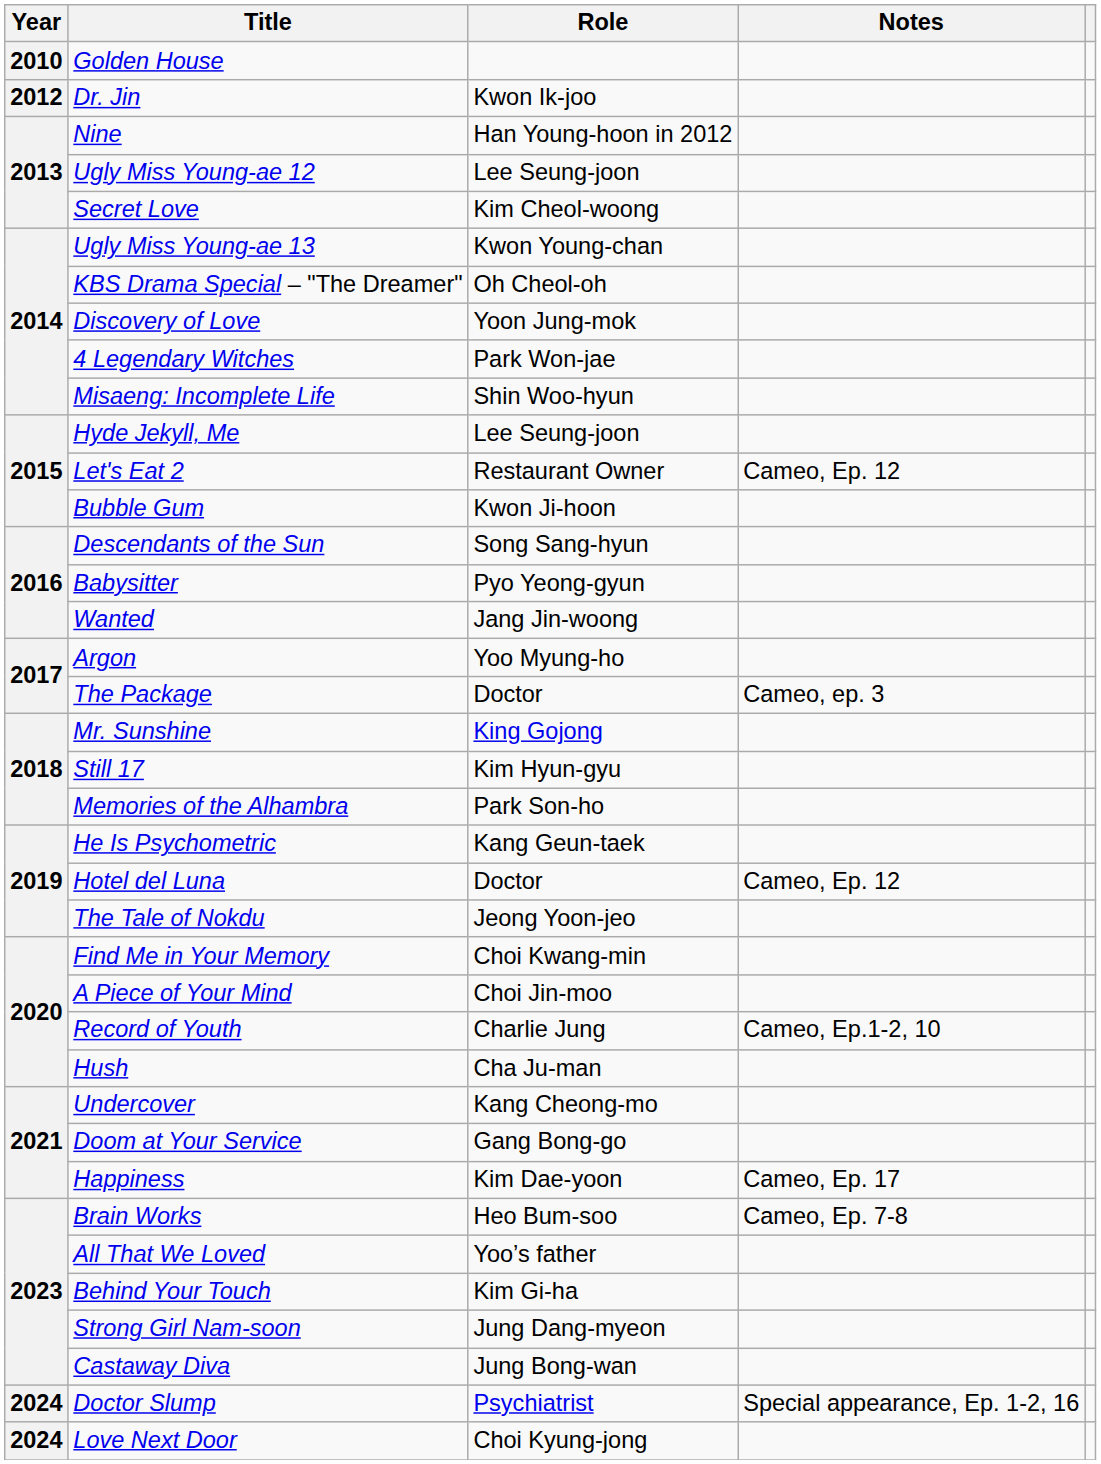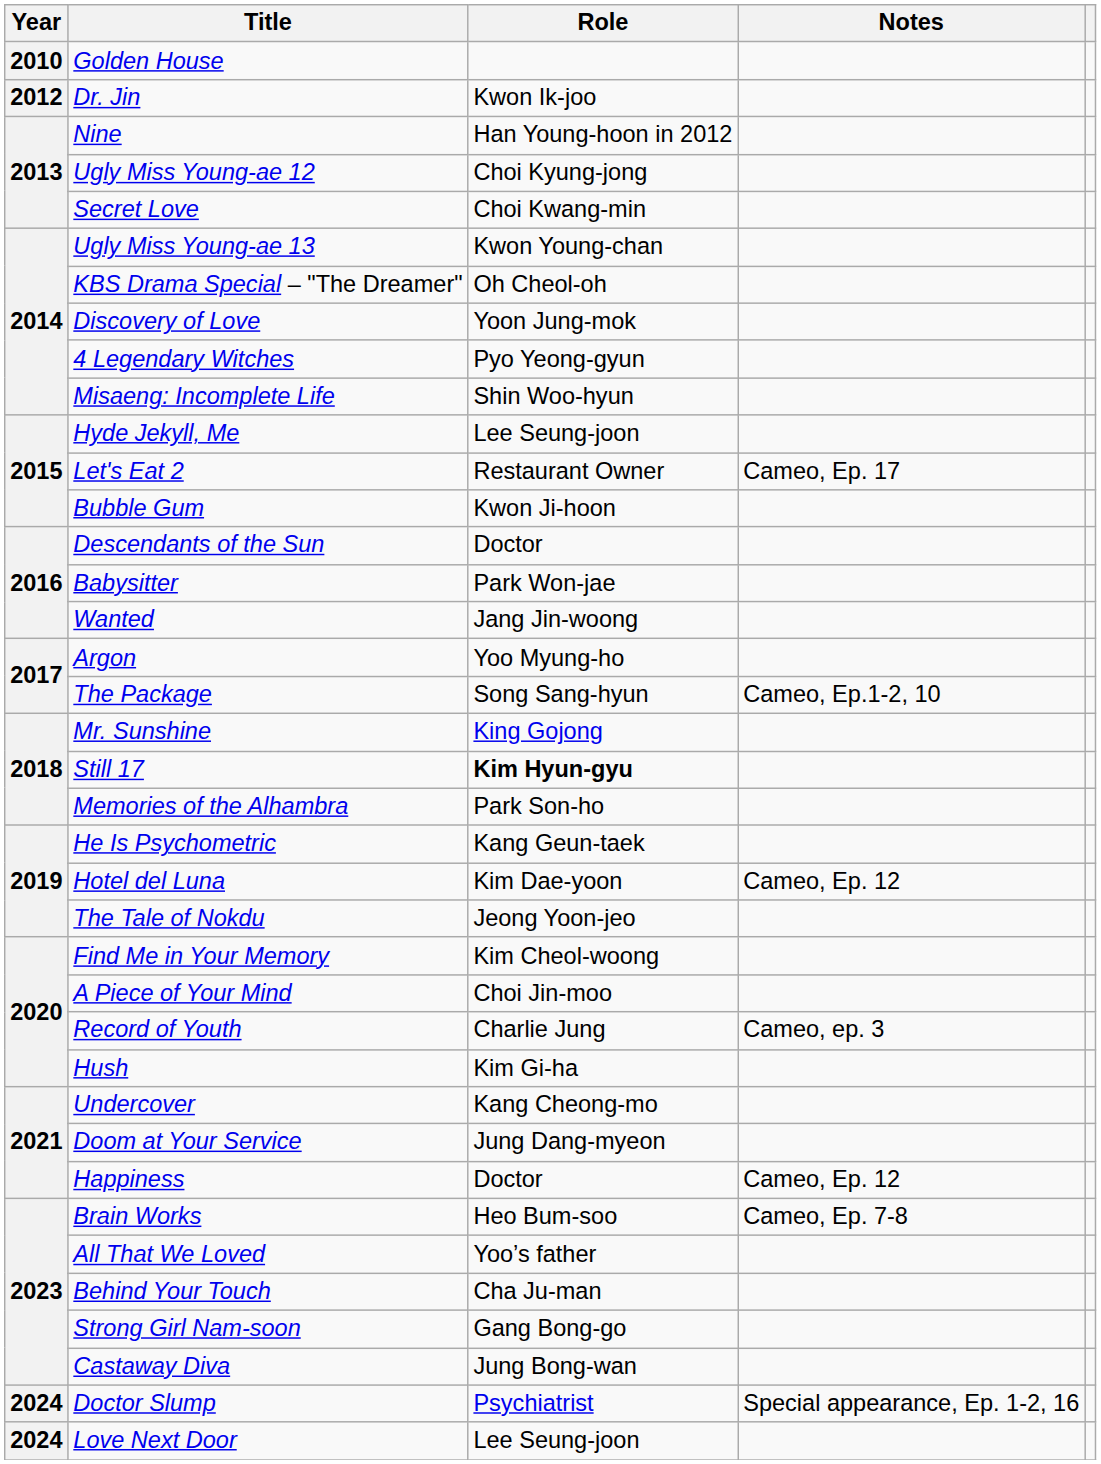(556, 172) Lee Seung-joon -> (560, 172) Choi Kyung-jong
(566, 209) Kim Cheol-woong -> (560, 209) Choi Kwang-min
(544, 358) Park Won-jae -> (559, 358) Pyo Yeong-gyun
(822, 470) Cameo, Ep. 12 -> (822, 470) Cameo, Ep. 17
(561, 545) Song Sang-hyun -> (508, 545) Doctor
(559, 582) Pyo Yeong-gyun -> (544, 582) Park Won-jae
(508, 694) Doctor -> (561, 694) Song Sang-hyun
(814, 694) Cameo, ep. 3 -> (842, 694) Cameo, Ep.1-2, 10
(547, 769) normal -> (553, 769) bold
(508, 881) Doctor -> (548, 881) Kim Dae-yoon
(560, 955) Choi Kwang-min -> (566, 955) Kim Cheol-woong
(842, 1030) Cameo, Ep.1-2, 10 -> (814, 1030) Cameo, ep. 3
(537, 1067) Cha Ju-man -> (526, 1067) Kim Gi-ha
(550, 1142) Gang Bong-go -> (570, 1142) Jung Dang-myeon
(548, 1179) Kim Dae-yoon -> (508, 1179) Doctor
(822, 1179) Cameo, Ep. 17 -> (822, 1179) Cameo, Ep. 12
(526, 1291) Kim Gi-ha -> (537, 1291) Cha Ju-man
(570, 1328) Jung Dang-myeon -> (550, 1328) Gang Bong-go
(560, 1440) Choi Kyung-jong -> (556, 1440) Lee Seung-joon
